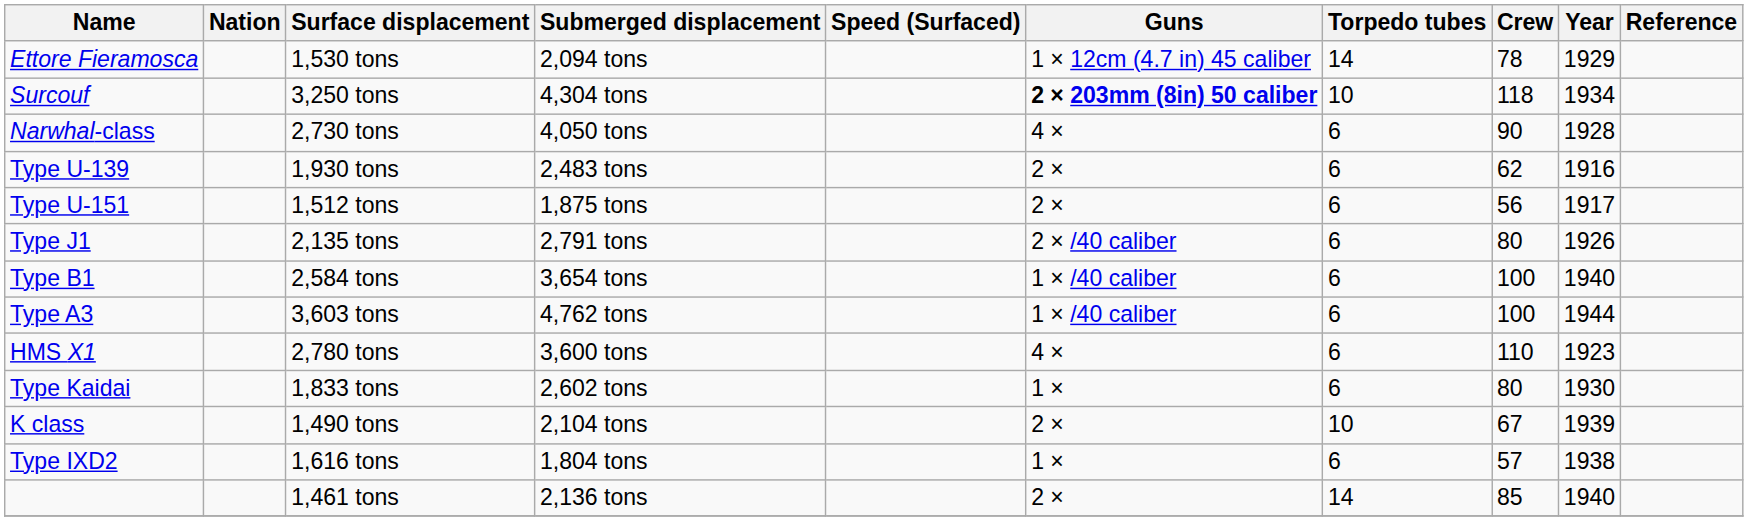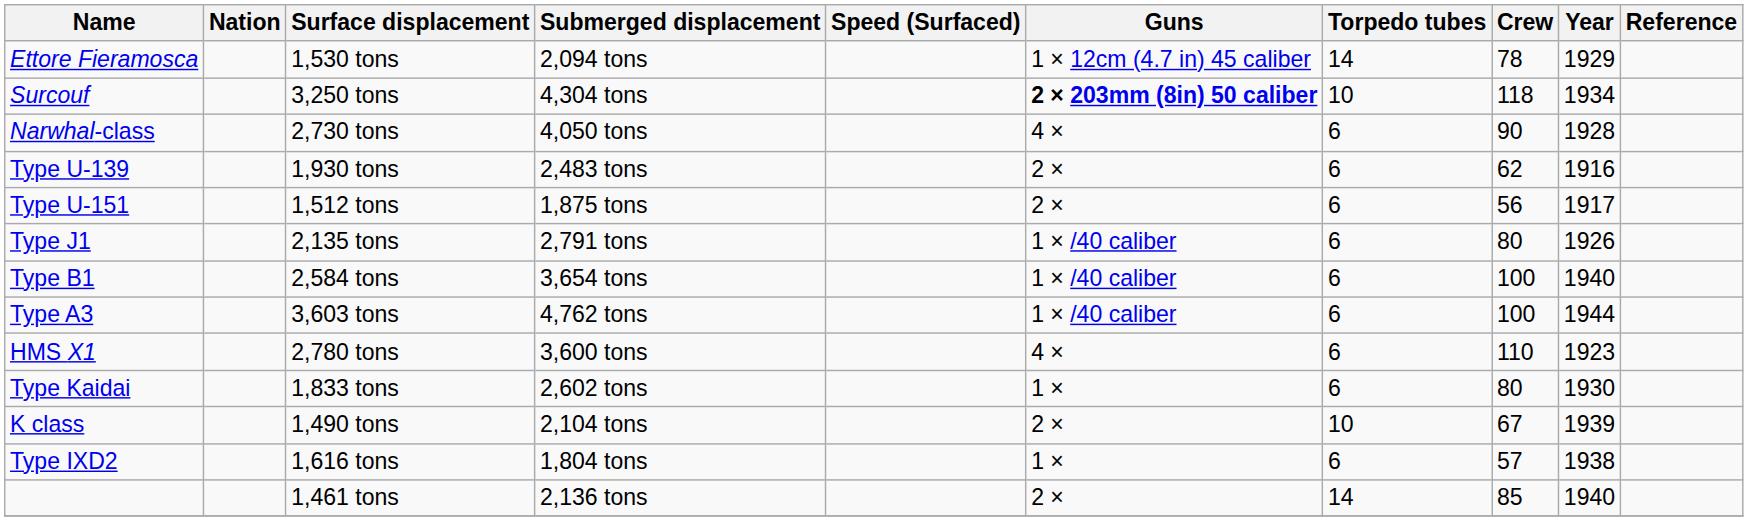(1104, 242) 2 × /40 caliber -> (1104, 242) 1 × /40 caliber
